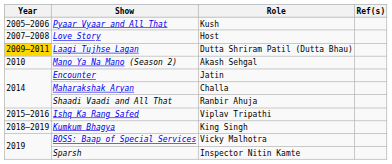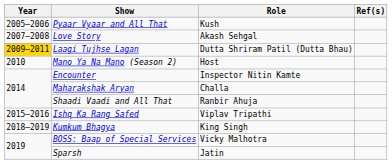(210, 37) Host -> (229, 37) Akash Sehgal
(229, 62) Akash Sehgal -> (210, 62) Host
(212, 75) Jatin -> (250, 75) Inspector Nitin Kamte
(250, 153) Inspector Nitin Kamte -> (212, 153) Jatin
